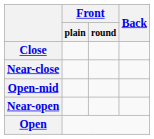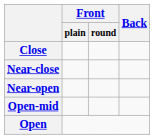rows swapped: (33, 87) <-> (33, 106)
